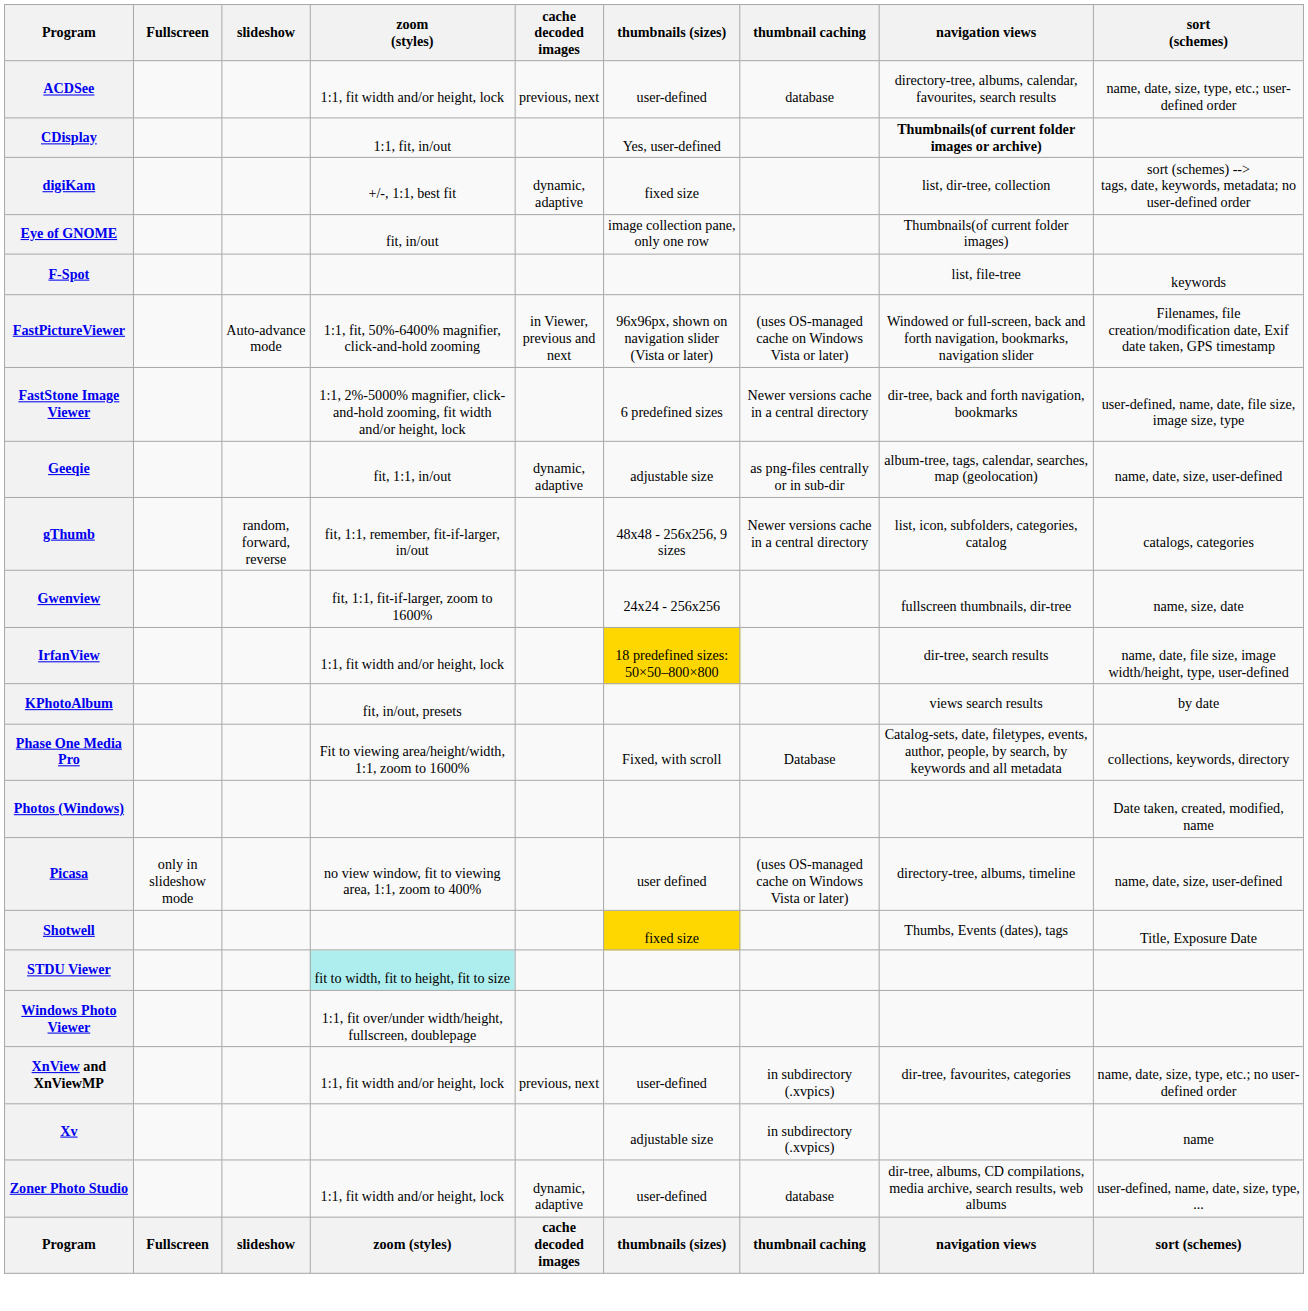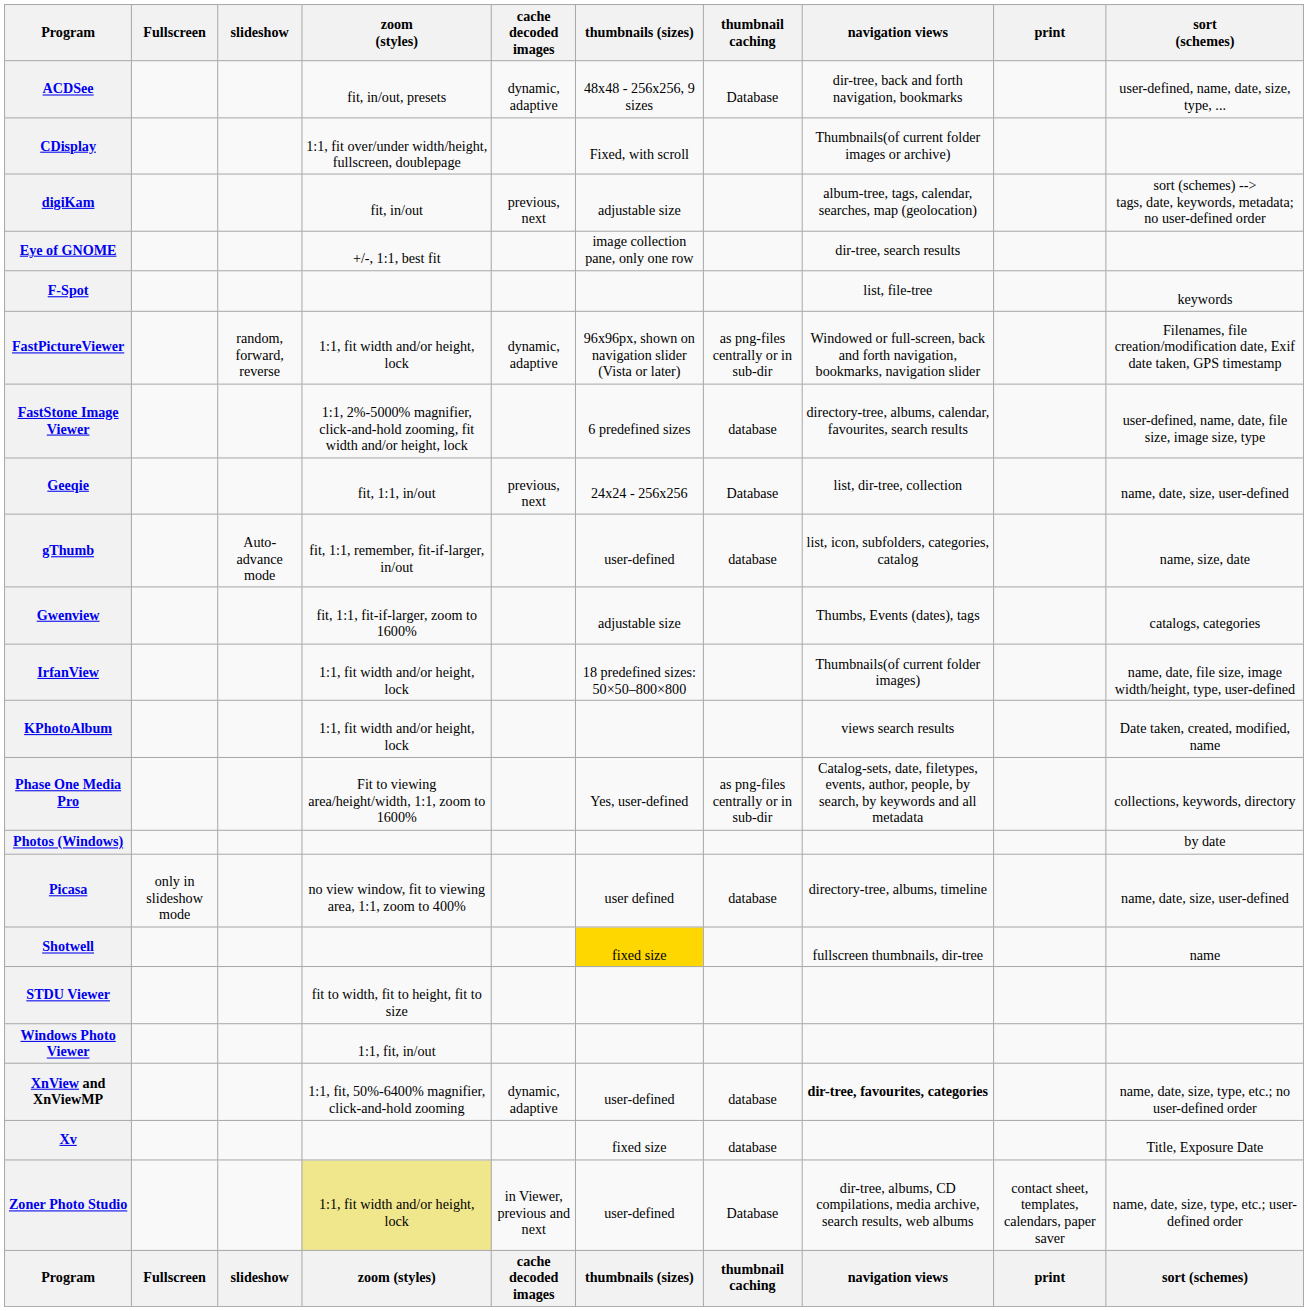+ column: (1050, 32)
(412, 97) 1:1, fit width and/or height, lock -> (397, 97) fit, in/out, presets
(559, 97) previous, next -> (534, 97) dynamic, adaptive
(672, 97) user-defined -> (639, 97) 48x48 - 256x256, 9 sizes
(810, 97) database -> (752, 97) Database
(986, 89) directory-tree, albums, calendar, favourites, search results -> (898, 89) dir-tree, back and forth navigation, bookmarks
(1199, 97) name, date, size, type, etc.; user-defined order -> (1205, 97) user-defined, name, date, size, type, ...
(412, 145) 1:1, fit, in/out -> (397, 153) 1:1, fit over/under width/height, fullscreen, doublepage
(672, 145) Yes, user-defined -> (639, 153) Fixed, with scroll
(986, 137) bold -> (898, 145) normal
(412, 193) +/-, 1:1, best fit -> (397, 210) fit, in/out
(559, 193) dynamic, adaptive -> (534, 210) previous, next
(672, 193) fixed size -> (639, 210) adjustable size
(986, 185) list, dir-tree, collection -> (898, 202) album-tree, tags, calendar, searches, map (geolocation)
(412, 242) fit, in/out -> (397, 258) +/-, 1:1, best fit
(986, 233) Thumbnails(of current folder images) -> (898, 250) dir-tree, search results
(266, 338) Auto-advance mode -> (260, 355) random, forward, reverse
(412, 338) 1:1, fit, 50%-6400% magnifier, click-and-hold zooming -> (397, 355) 1:1, fit width and/or height, lock
(559, 338) in Viewer, previous and next -> (534, 355) dynamic, adaptive
(810, 338) (uses OS-managed cache on Windows Vista or later) -> (752, 355) as png-files centrally or in sub-dir
(810, 403) Newer versions cache in a central directory -> (752, 428) database
(986, 403) dir-tree, back and forth navigation, bookmarks -> (898, 420) directory-tree, albums, calendar, favourites, search results
(559, 477) dynamic, adaptive -> (534, 493) previous, next
(672, 477) adjustable size -> (639, 493) 24x24 - 256x256
(810, 477) as png-files centrally or in sub-dir -> (752, 493) Database
(986, 468) album-tree, tags, calendar, searches, map (geolocation) -> (898, 485) list, dir-tree, collection
(266, 541) random, forward, reverse -> (260, 558) Auto-advance mode
(672, 541) 48x48 - 256x256, 9 sizes -> (639, 558) user-defined
(810, 533) Newer versions cache in a central directory -> (752, 558) database
(1199, 541) catalogs, categories -> (1205, 558) name, size, date
(672, 606) 24x24 - 256x256 -> (639, 623) adjustable size
(986, 606) fullscreen thumbnails, dir-tree -> (898, 615) Thumbs, Events (dates), tags
(1199, 606) name, size, date -> (1205, 623) catalogs, categories
(672, 663) gold background -> (639, 680) no background
(986, 655) dir-tree, search results -> (898, 671) Thumbnails(of current folder images)
(412, 711) fit, in/out, presets -> (397, 736) 1:1, fit width and/or height, lock
(1199, 703) by date -> (1205, 736) Date taken, created, modified, name
(672, 760) Fixed, with scroll -> (639, 801) Yes, user-defined
(810, 760) Database -> (752, 801) as png-files centrally or in sub-dir
(1199, 816) Date taken, created, modified, name -> (1205, 841) by date
(810, 881) (uses OS-managed cache on Windows Vista or later) -> (752, 898) database
(986, 929) Thumbs, Events (dates), tags -> (898, 954) fullscreen thumbnails, dir-tree
(1199, 938) Title, Exposure Date -> (1205, 954) name
(412, 978) paleturquoise background -> (397, 1003) no background
(412, 1026) 1:1, fit over/under width/height, fullscreen, doublepage -> (397, 1051) 1:1, fit, in/out
(412, 1083) 1:1, fit width and/or height, lock -> (397, 1099) 1:1, fit, 50%-6400% magnifier, click-and-hold zooming
(559, 1083) previous, next -> (534, 1099) dynamic, adaptive
(810, 1083) in subdirectory (.xvpics) -> (752, 1099) database
(986, 1074) normal -> (898, 1091) bold
(672, 1139) adjustable size -> (639, 1148) fixed size
(810, 1139) in subdirectory (.xvpics) -> (752, 1148) database
(1199, 1139) name -> (1205, 1148) Title, Exposure Date
(412, 1196) no background -> (397, 1212) khaki background
(559, 1196) dynamic, adaptive -> (534, 1212) in Viewer, previous and next
(810, 1196) database -> (752, 1212) Database
(1199, 1196) user-defined, name, date, size, type, ... -> (1205, 1212) name, date, size, type, etc.; user-defined order
